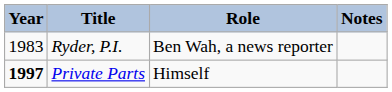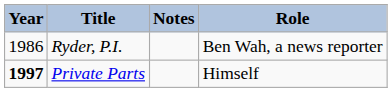columns swapped: (243, 18) <-> (362, 18)
(26, 45) 1983 -> (26, 45) 1986
